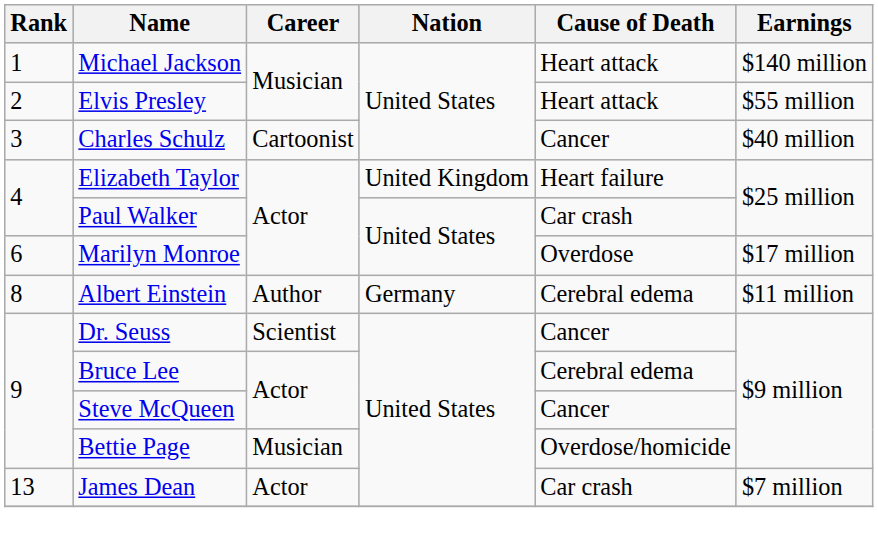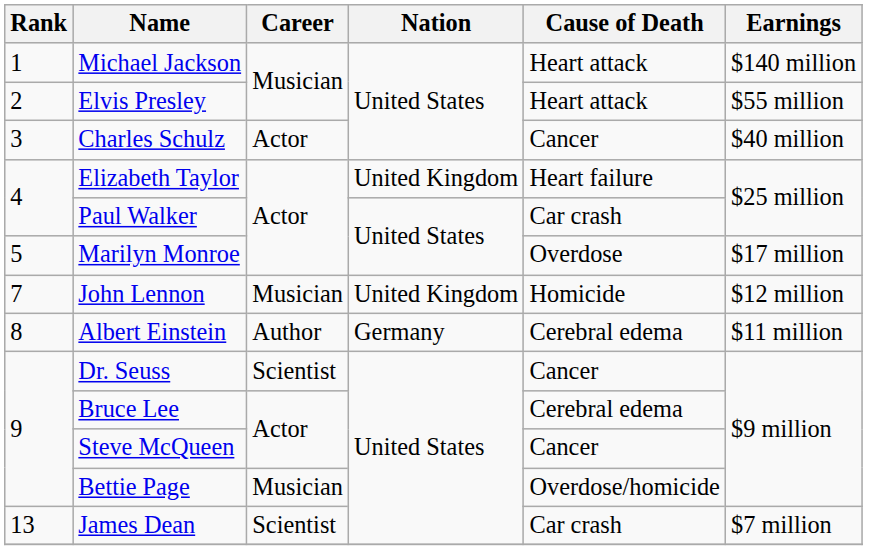(303, 139) Cartoonist -> (280, 139) Actor
(16, 255) 6 -> (16, 255) 5
+ row: (142, 293)
(280, 486) Actor -> (294, 525) Scientist
